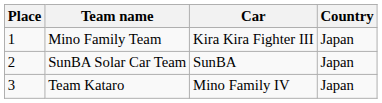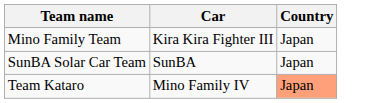- column: (25, 16)
(337, 86) no background -> (297, 86) lightsalmon background
